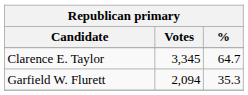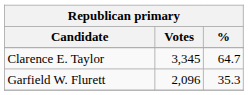(186, 79) 2,094 -> (186, 79) 2,096
